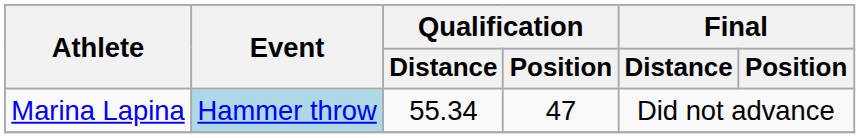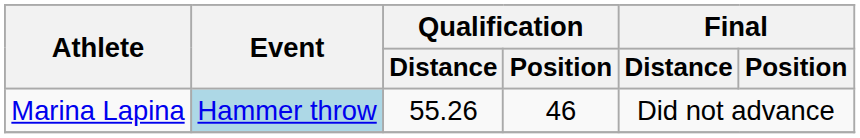(443, 111) 55.34 -> (443, 111) 55.26
(561, 111) 47 -> (561, 111) 46
